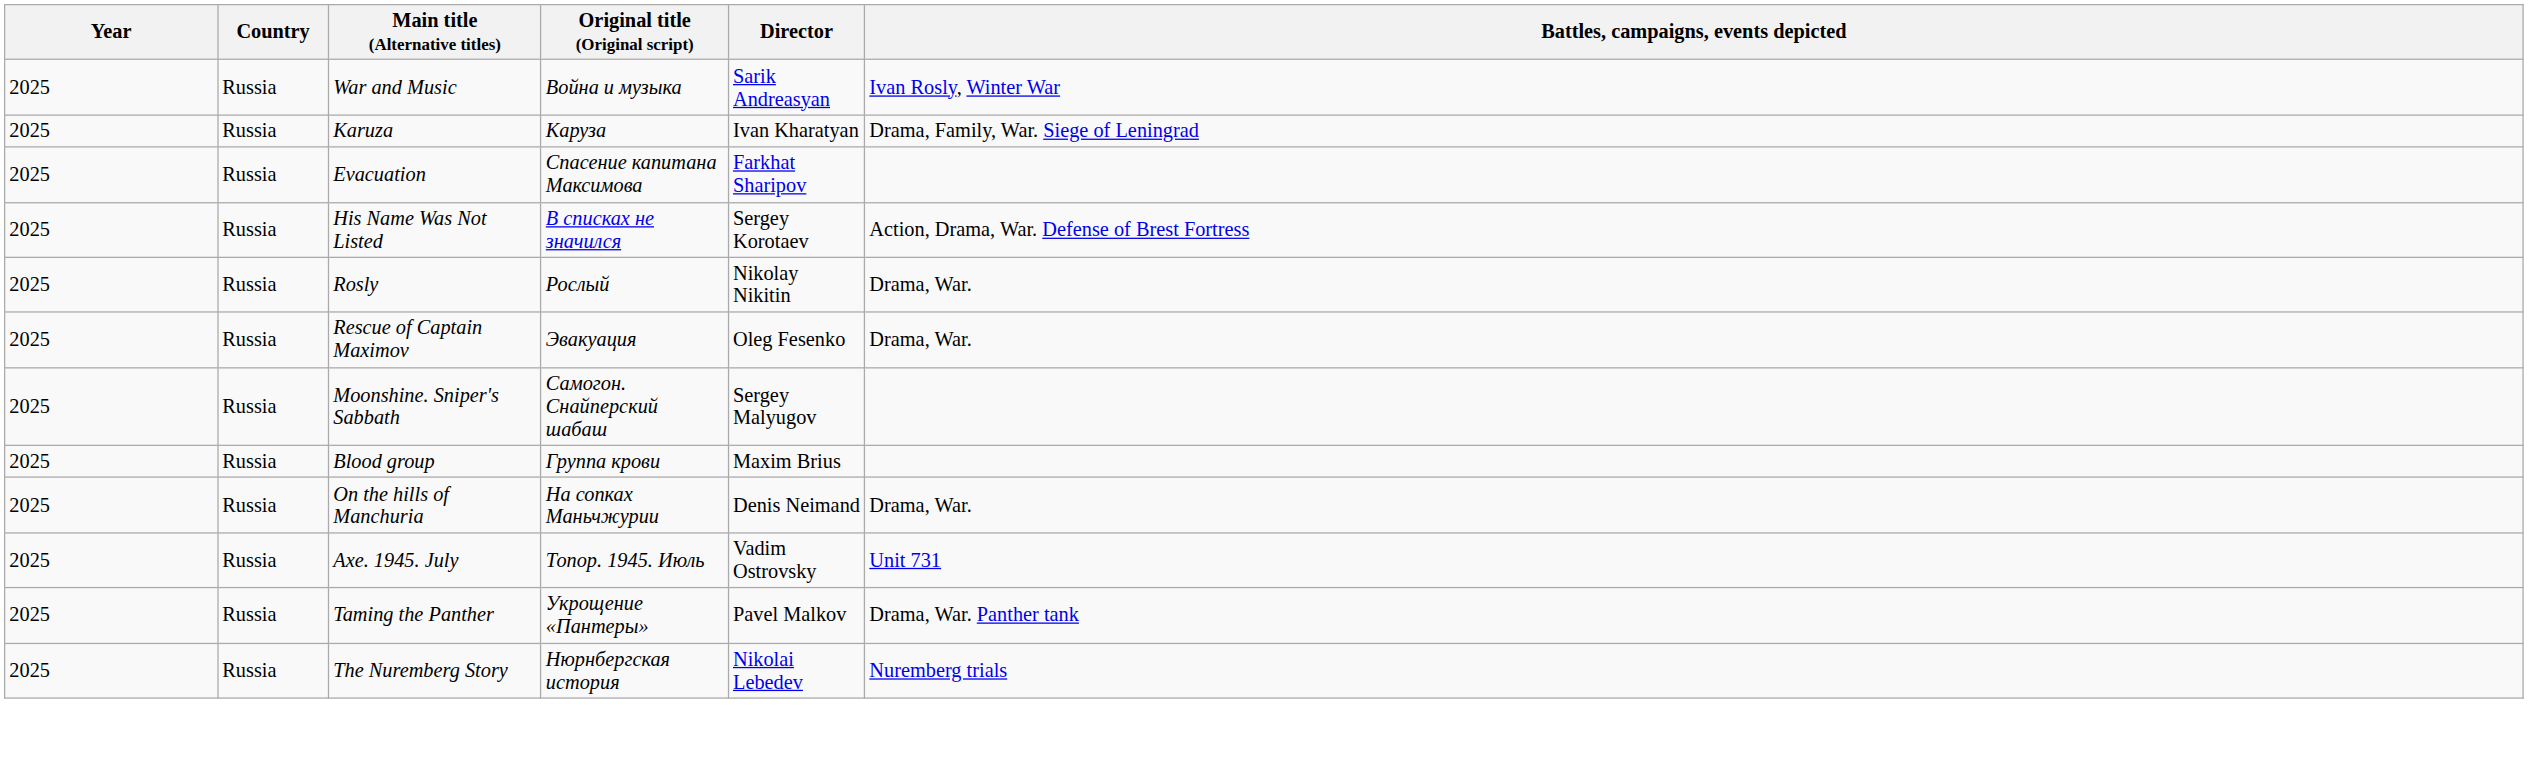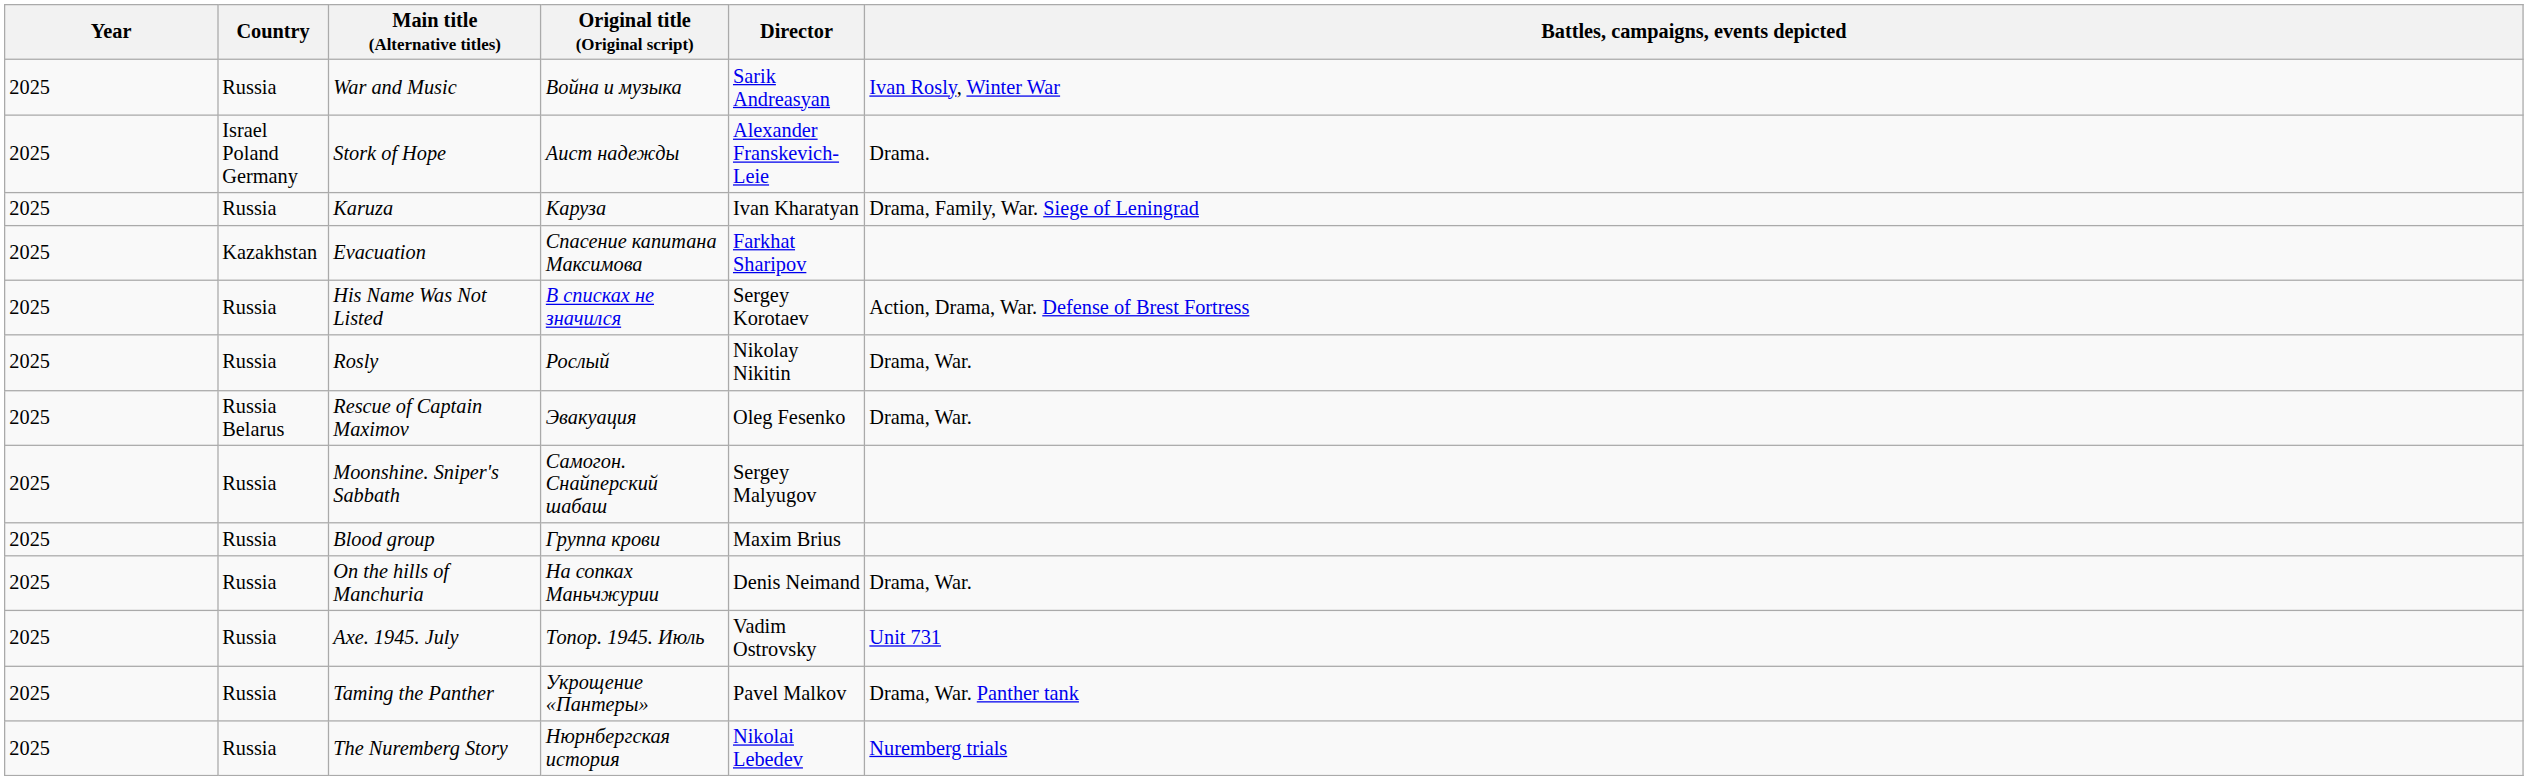+ row: (390, 153)
(249, 174) Russia -> (270, 252) Kazakhstan
(249, 339) Russia -> (253, 417) Russia Belarus
